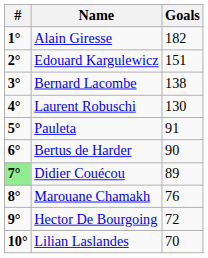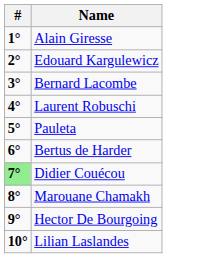- column: (183, 15)
